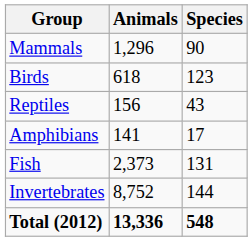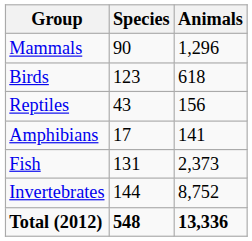columns swapped: (215, 19) <-> (145, 19)
